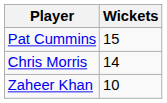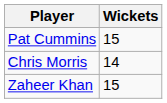(111, 86) 10 -> (111, 86) 15
